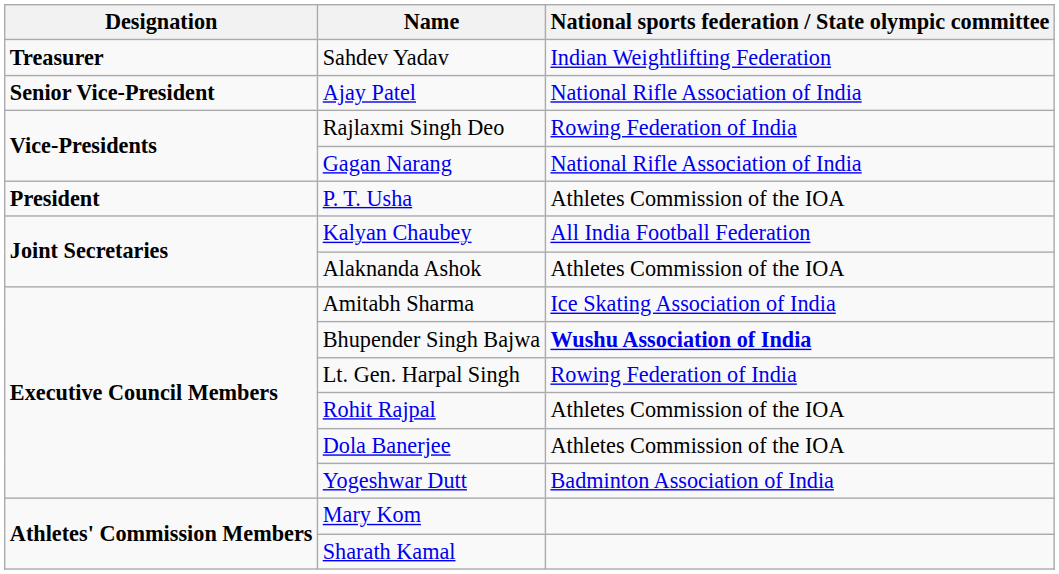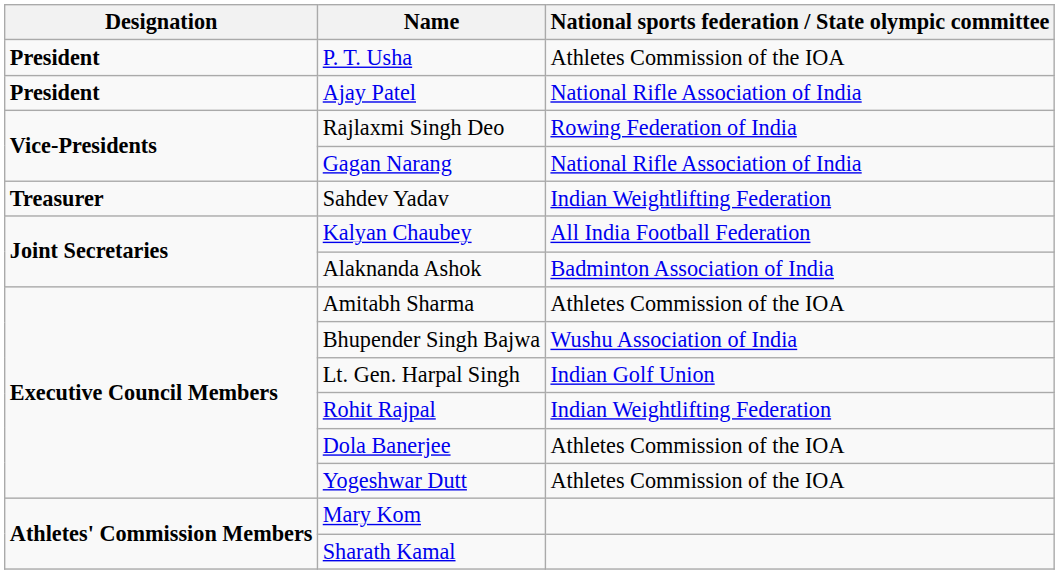rows swapped: (367, 198) <-> (386, 57)
(112, 92) Senior Vice-President -> (55, 92) President
(697, 269) Athletes Commission of the IOA -> (692, 269) Badminton Association of India
(693, 304) Ice Skating Association of India -> (697, 304) Athletes Commission of the IOA
(681, 339) bold -> (674, 339) normal
(674, 374) Rowing Federation of India -> (633, 374) Indian Golf Union
(697, 410) Athletes Commission of the IOA -> (691, 410) Indian Weightlifting Federation
(692, 480) Badminton Association of India -> (697, 480) Athletes Commission of the IOA
